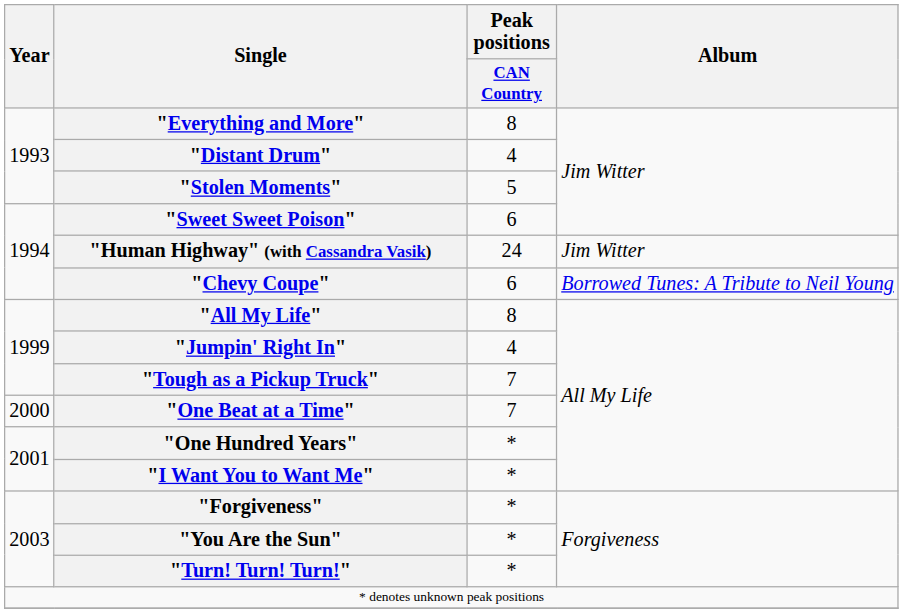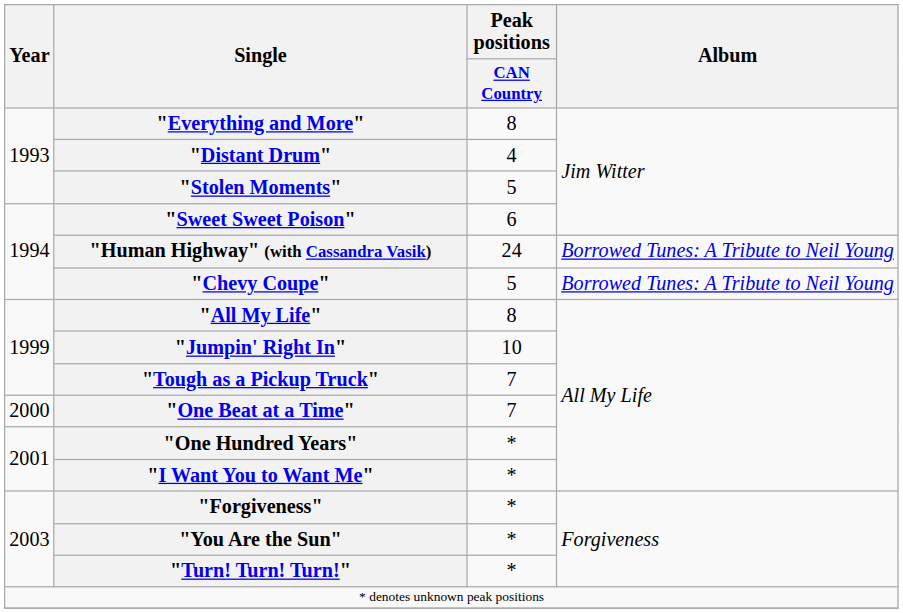(603, 251) Jim Witter -> (728, 251) Borrowed Tunes: A Tribute to Neil Young
(512, 283) 6 -> (512, 283) 5
(512, 347) 4 -> (512, 347) 10
